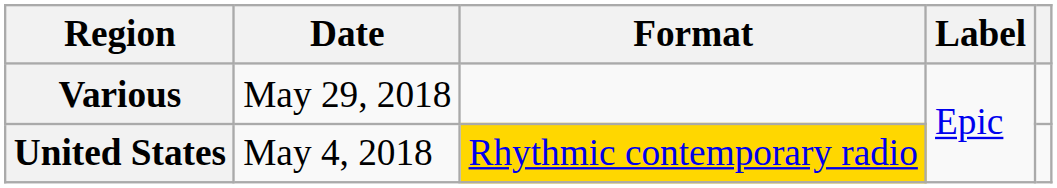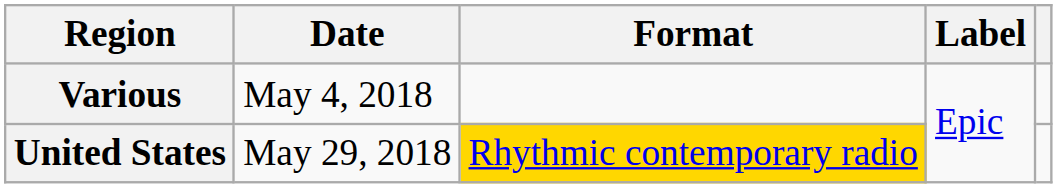(347, 93) May 29, 2018 -> (338, 93) May 4, 2018
(338, 152) May 4, 2018 -> (347, 152) May 29, 2018
